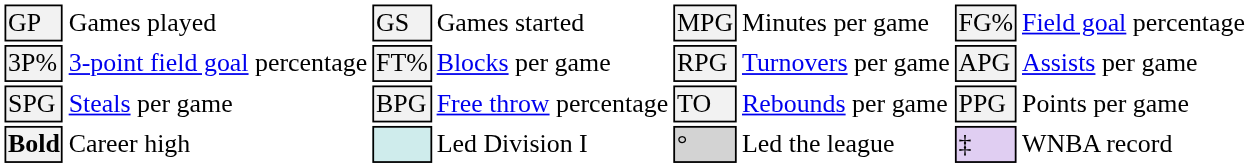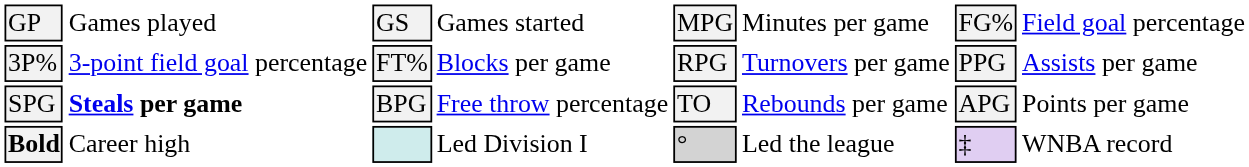(984, 63) APG -> (982, 63) PPG
(151, 103) normal -> (155, 103) bold
(982, 103) PPG -> (984, 103) APG
